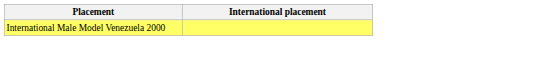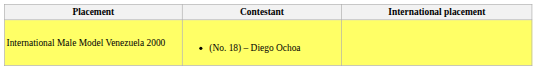+ column: (262, 12)
